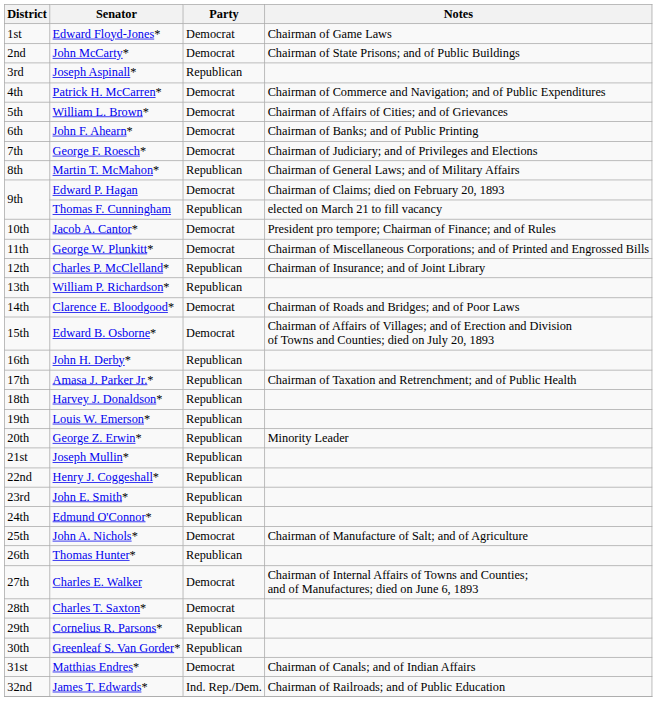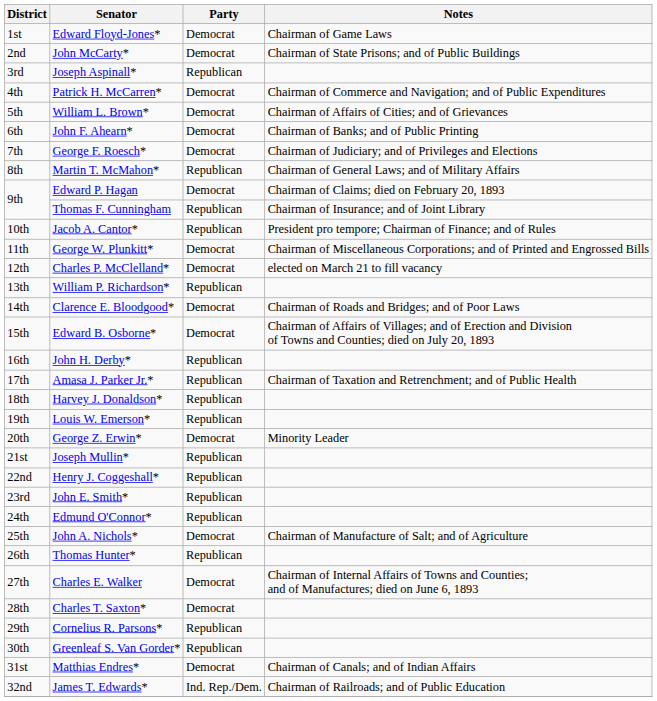(355, 209) elected on March 21 to fill vacancy -> (376, 209) Chairman of Insurance; and of Joint Library
(210, 229) Democrat -> (214, 229) Republican
(214, 268) Republican -> (210, 268) Democrat
(376, 268) Chairman of Insurance; and of Joint Library -> (355, 268) elected on March 21 to fill vacancy
(214, 438) Republican -> (210, 438) Democrat
